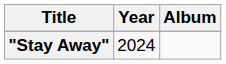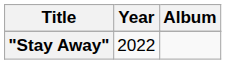(136, 45) 2024 -> (136, 45) 2022
